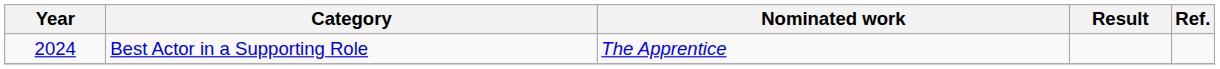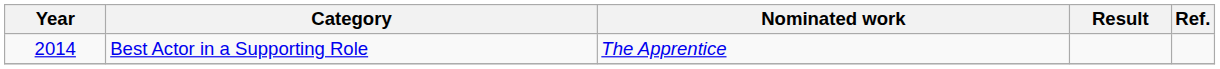(55, 48) 2024 -> (55, 48) 2014
